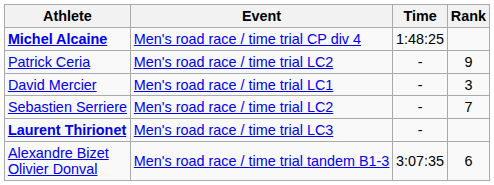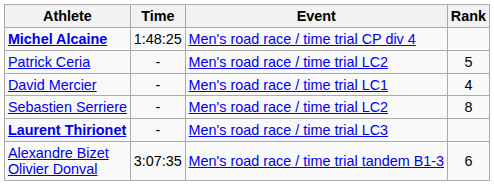columns swapped: (262, 16) <-> (420, 16)
(468, 62) 9 -> (468, 62) 5
(468, 85) 3 -> (468, 85) 4
(468, 107) 7 -> (468, 107) 8
